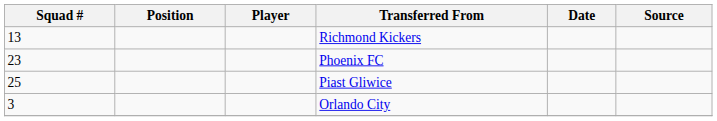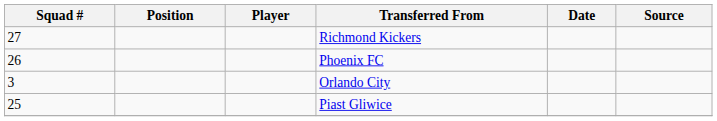(14, 38) 13 -> (14, 38) 27
(14, 60) 23 -> (14, 60) 26
rows swapped: (355, 105) <-> (356, 82)
